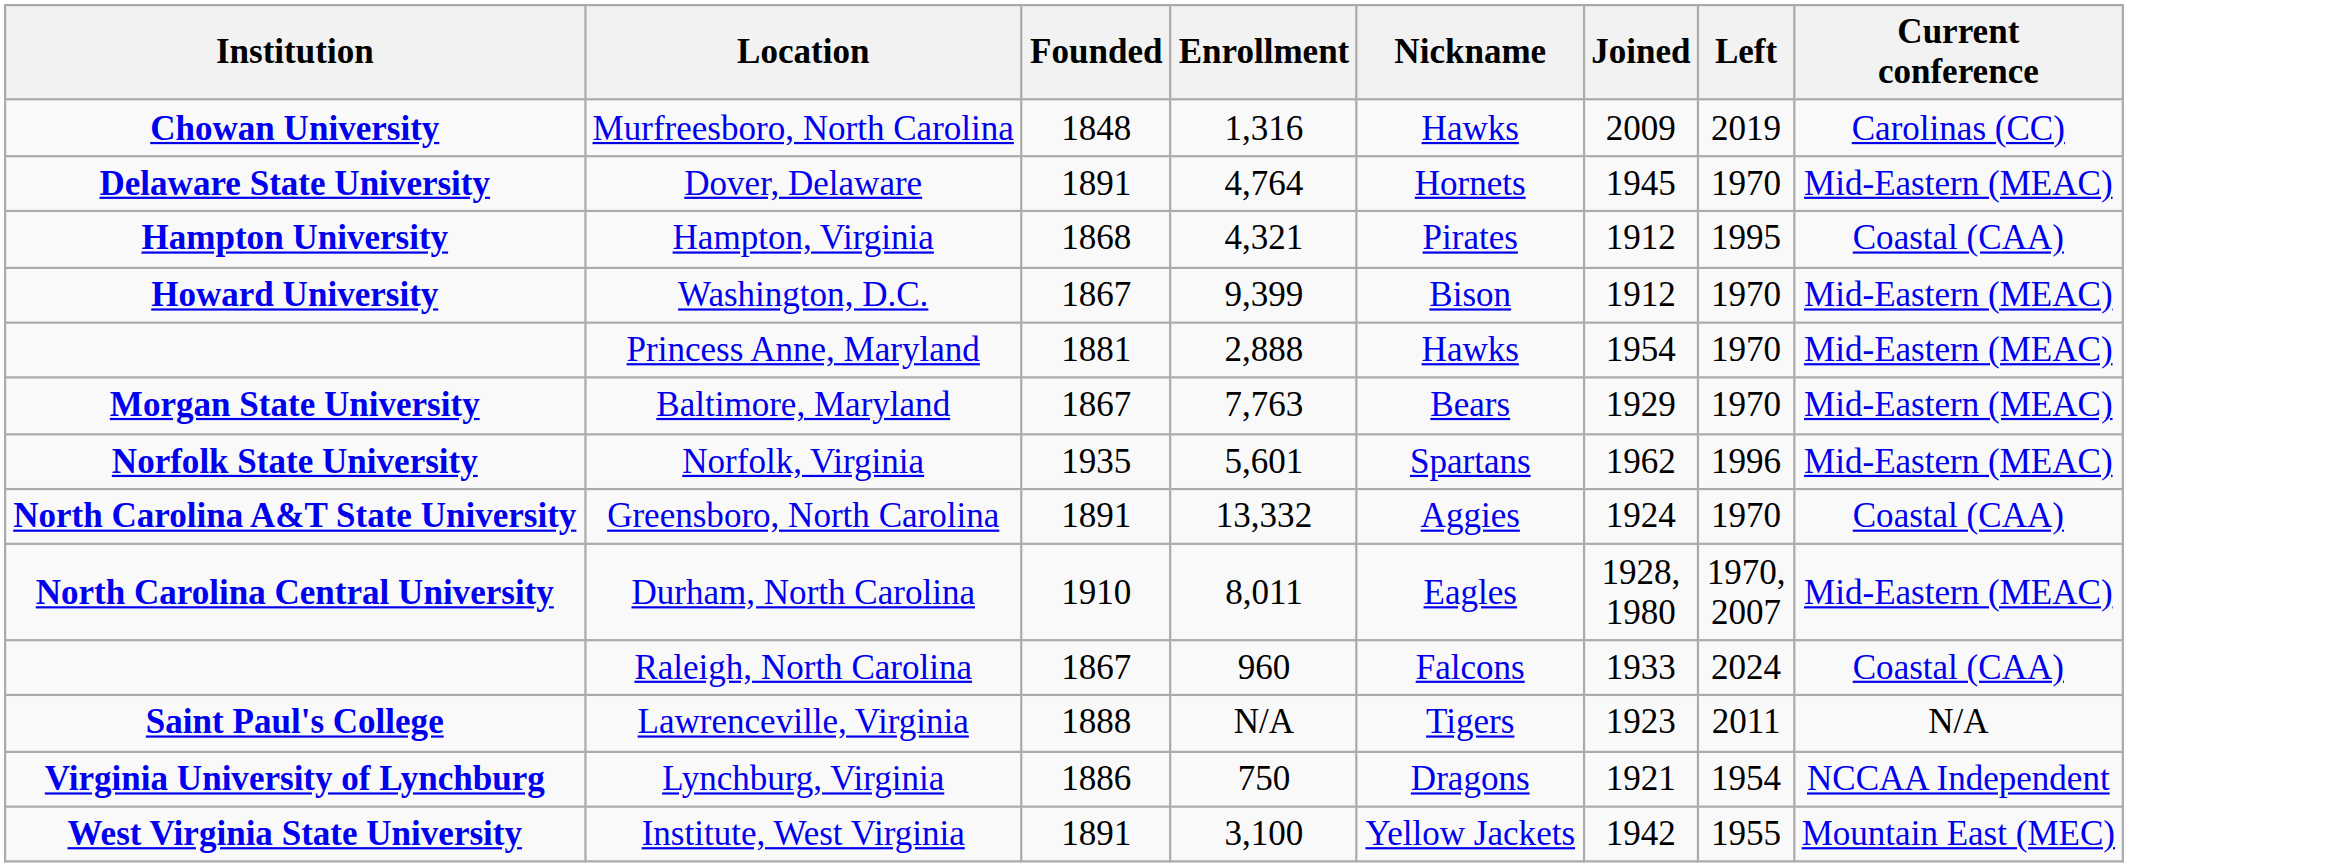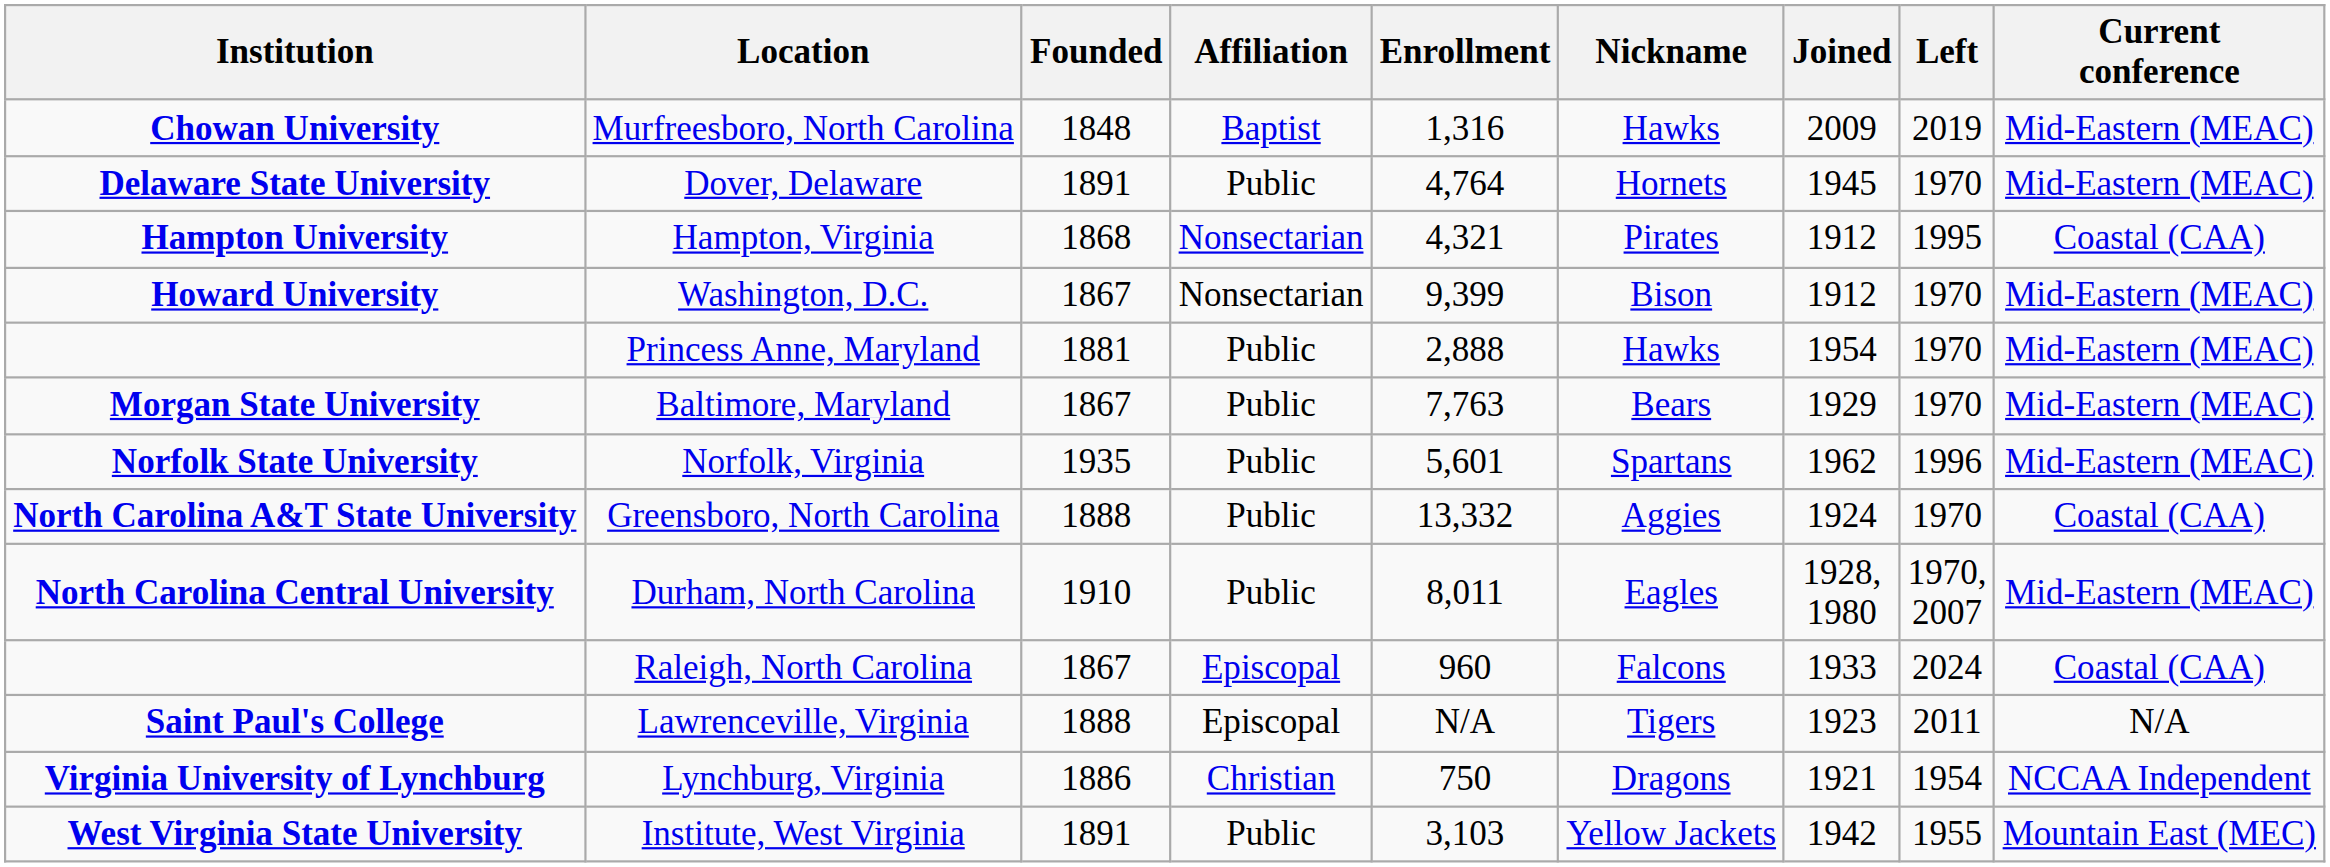+ column: (1271, 51)
(1958, 127) Carolinas (CC) -> (2159, 127) Mid-Eastern (MEAC)
(1096, 516) 1891 -> (1096, 516) 1888
(1264, 833) 3,100 -> (1465, 833) 3,103
